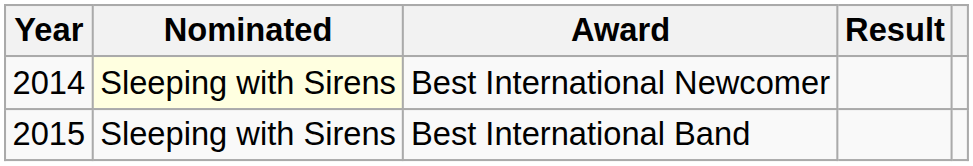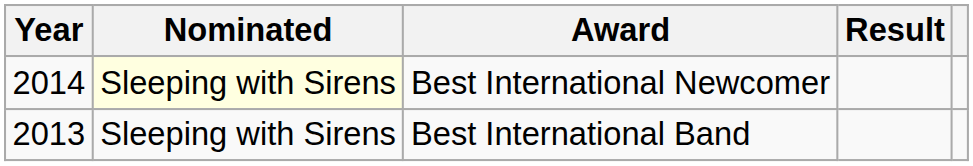(49, 133) 2015 -> (49, 133) 2013
